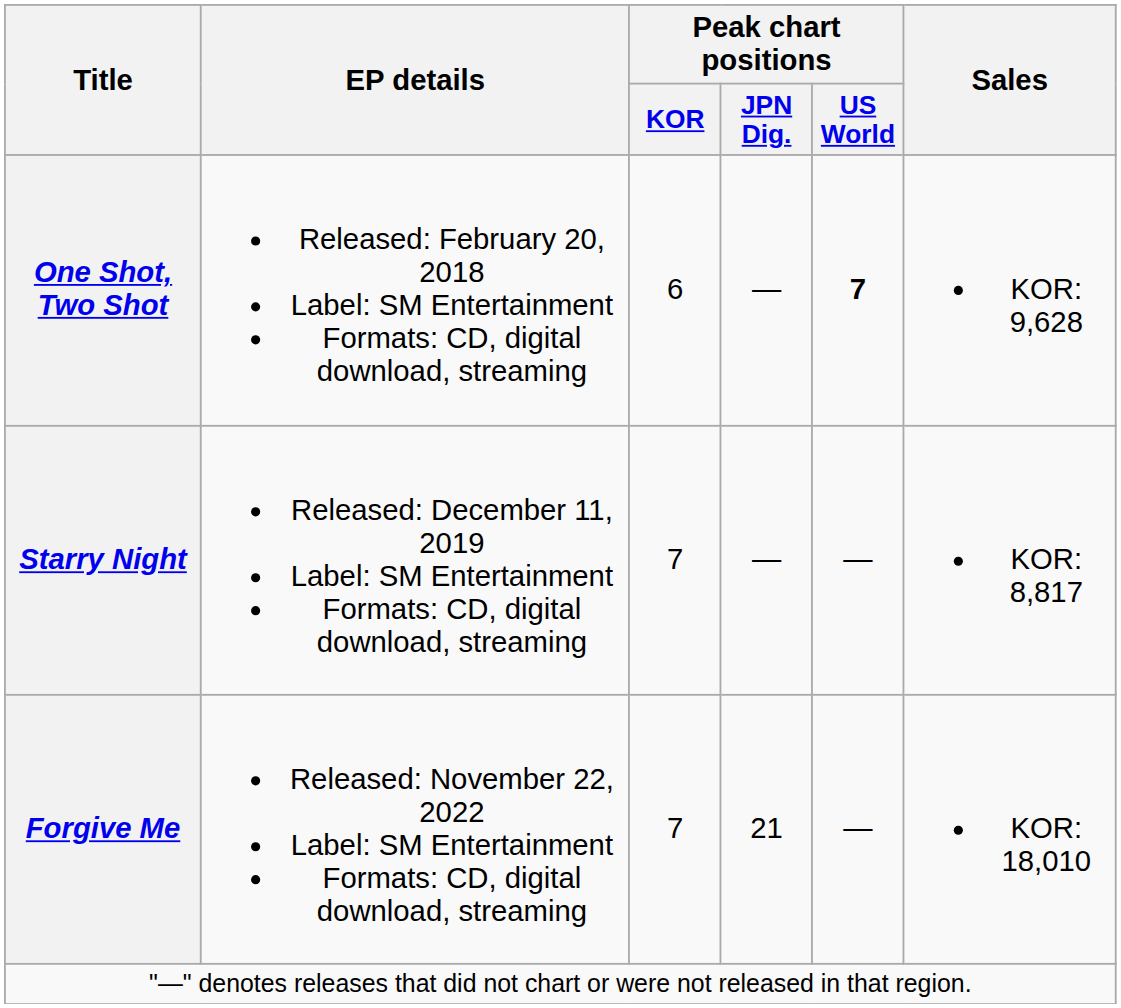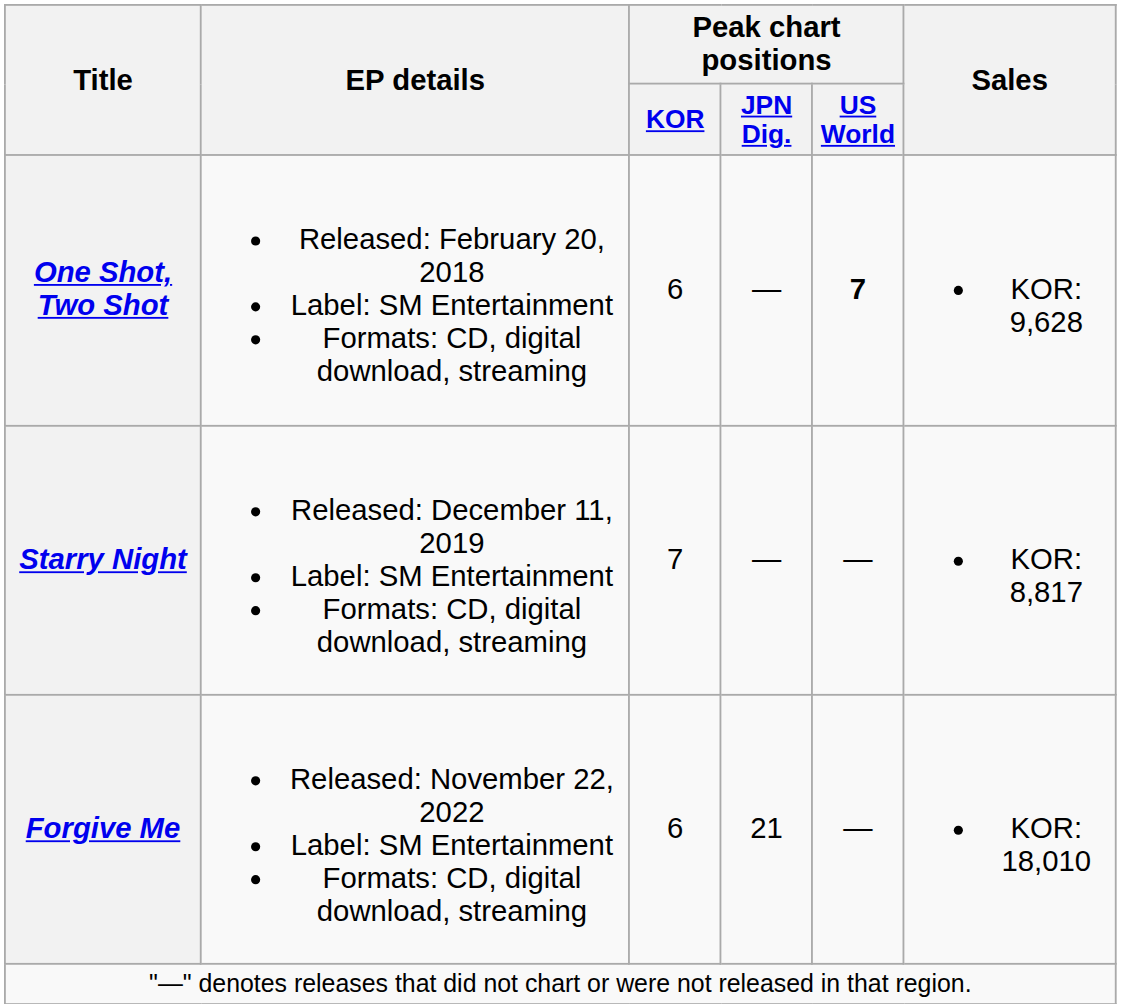(675, 829) 7 -> (675, 829) 6
